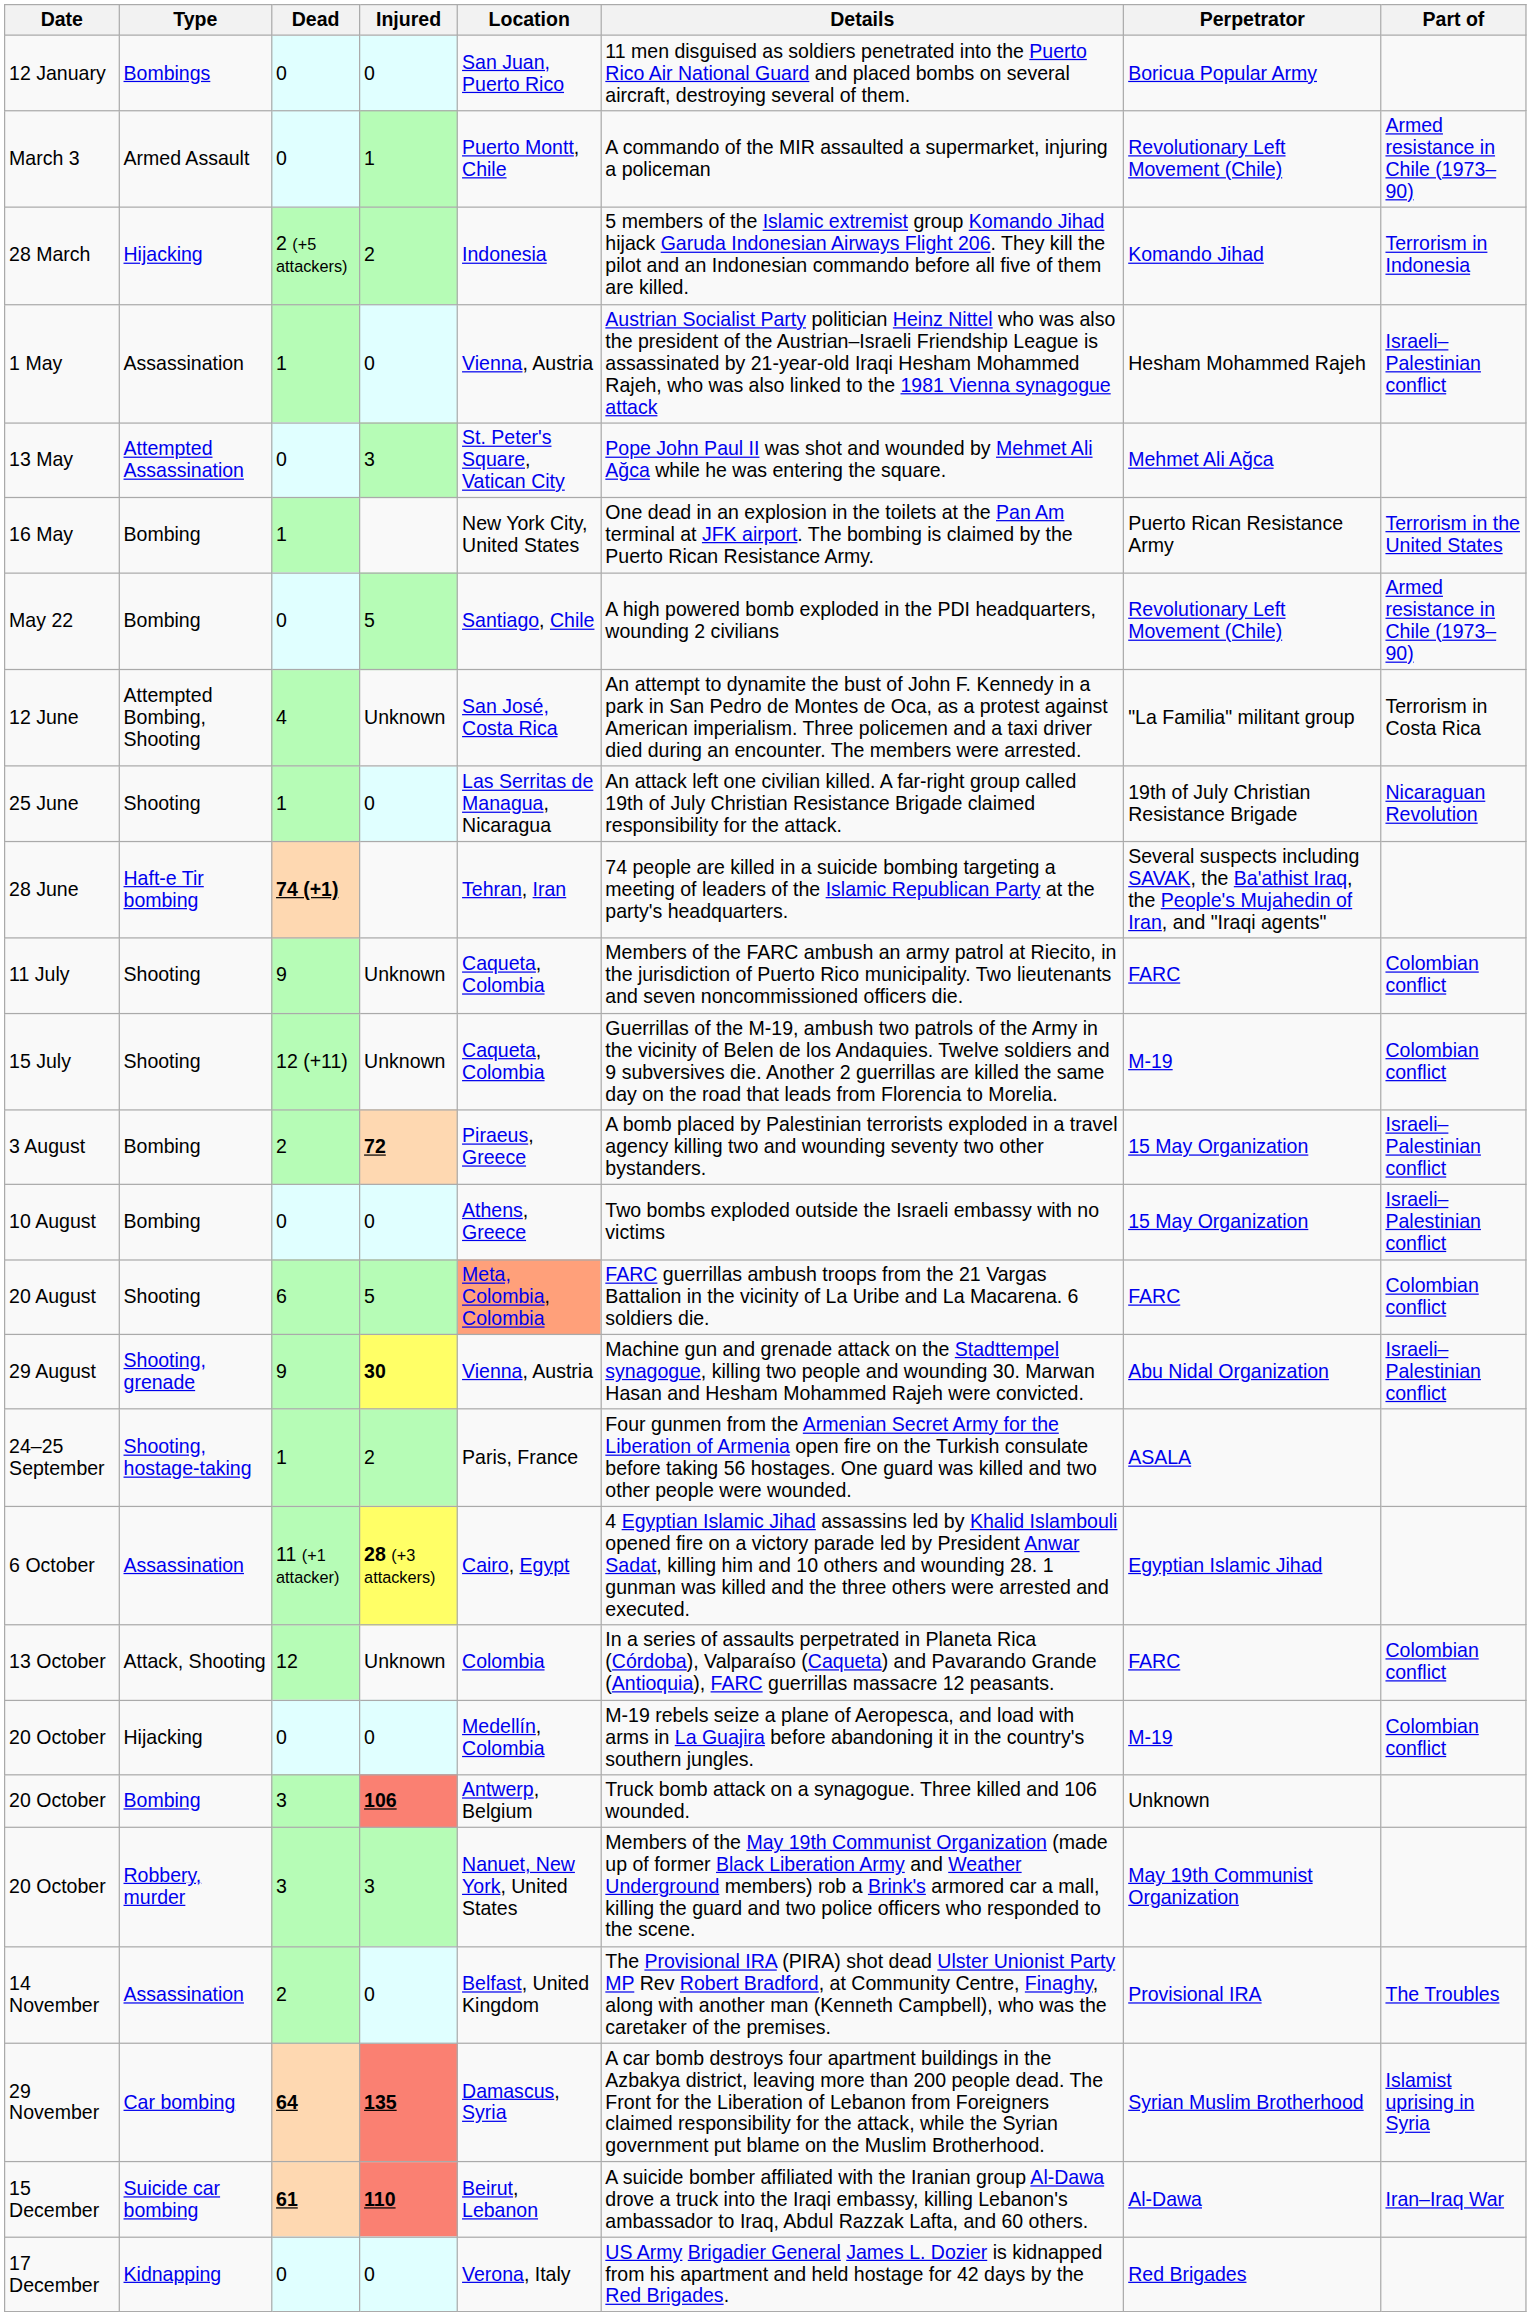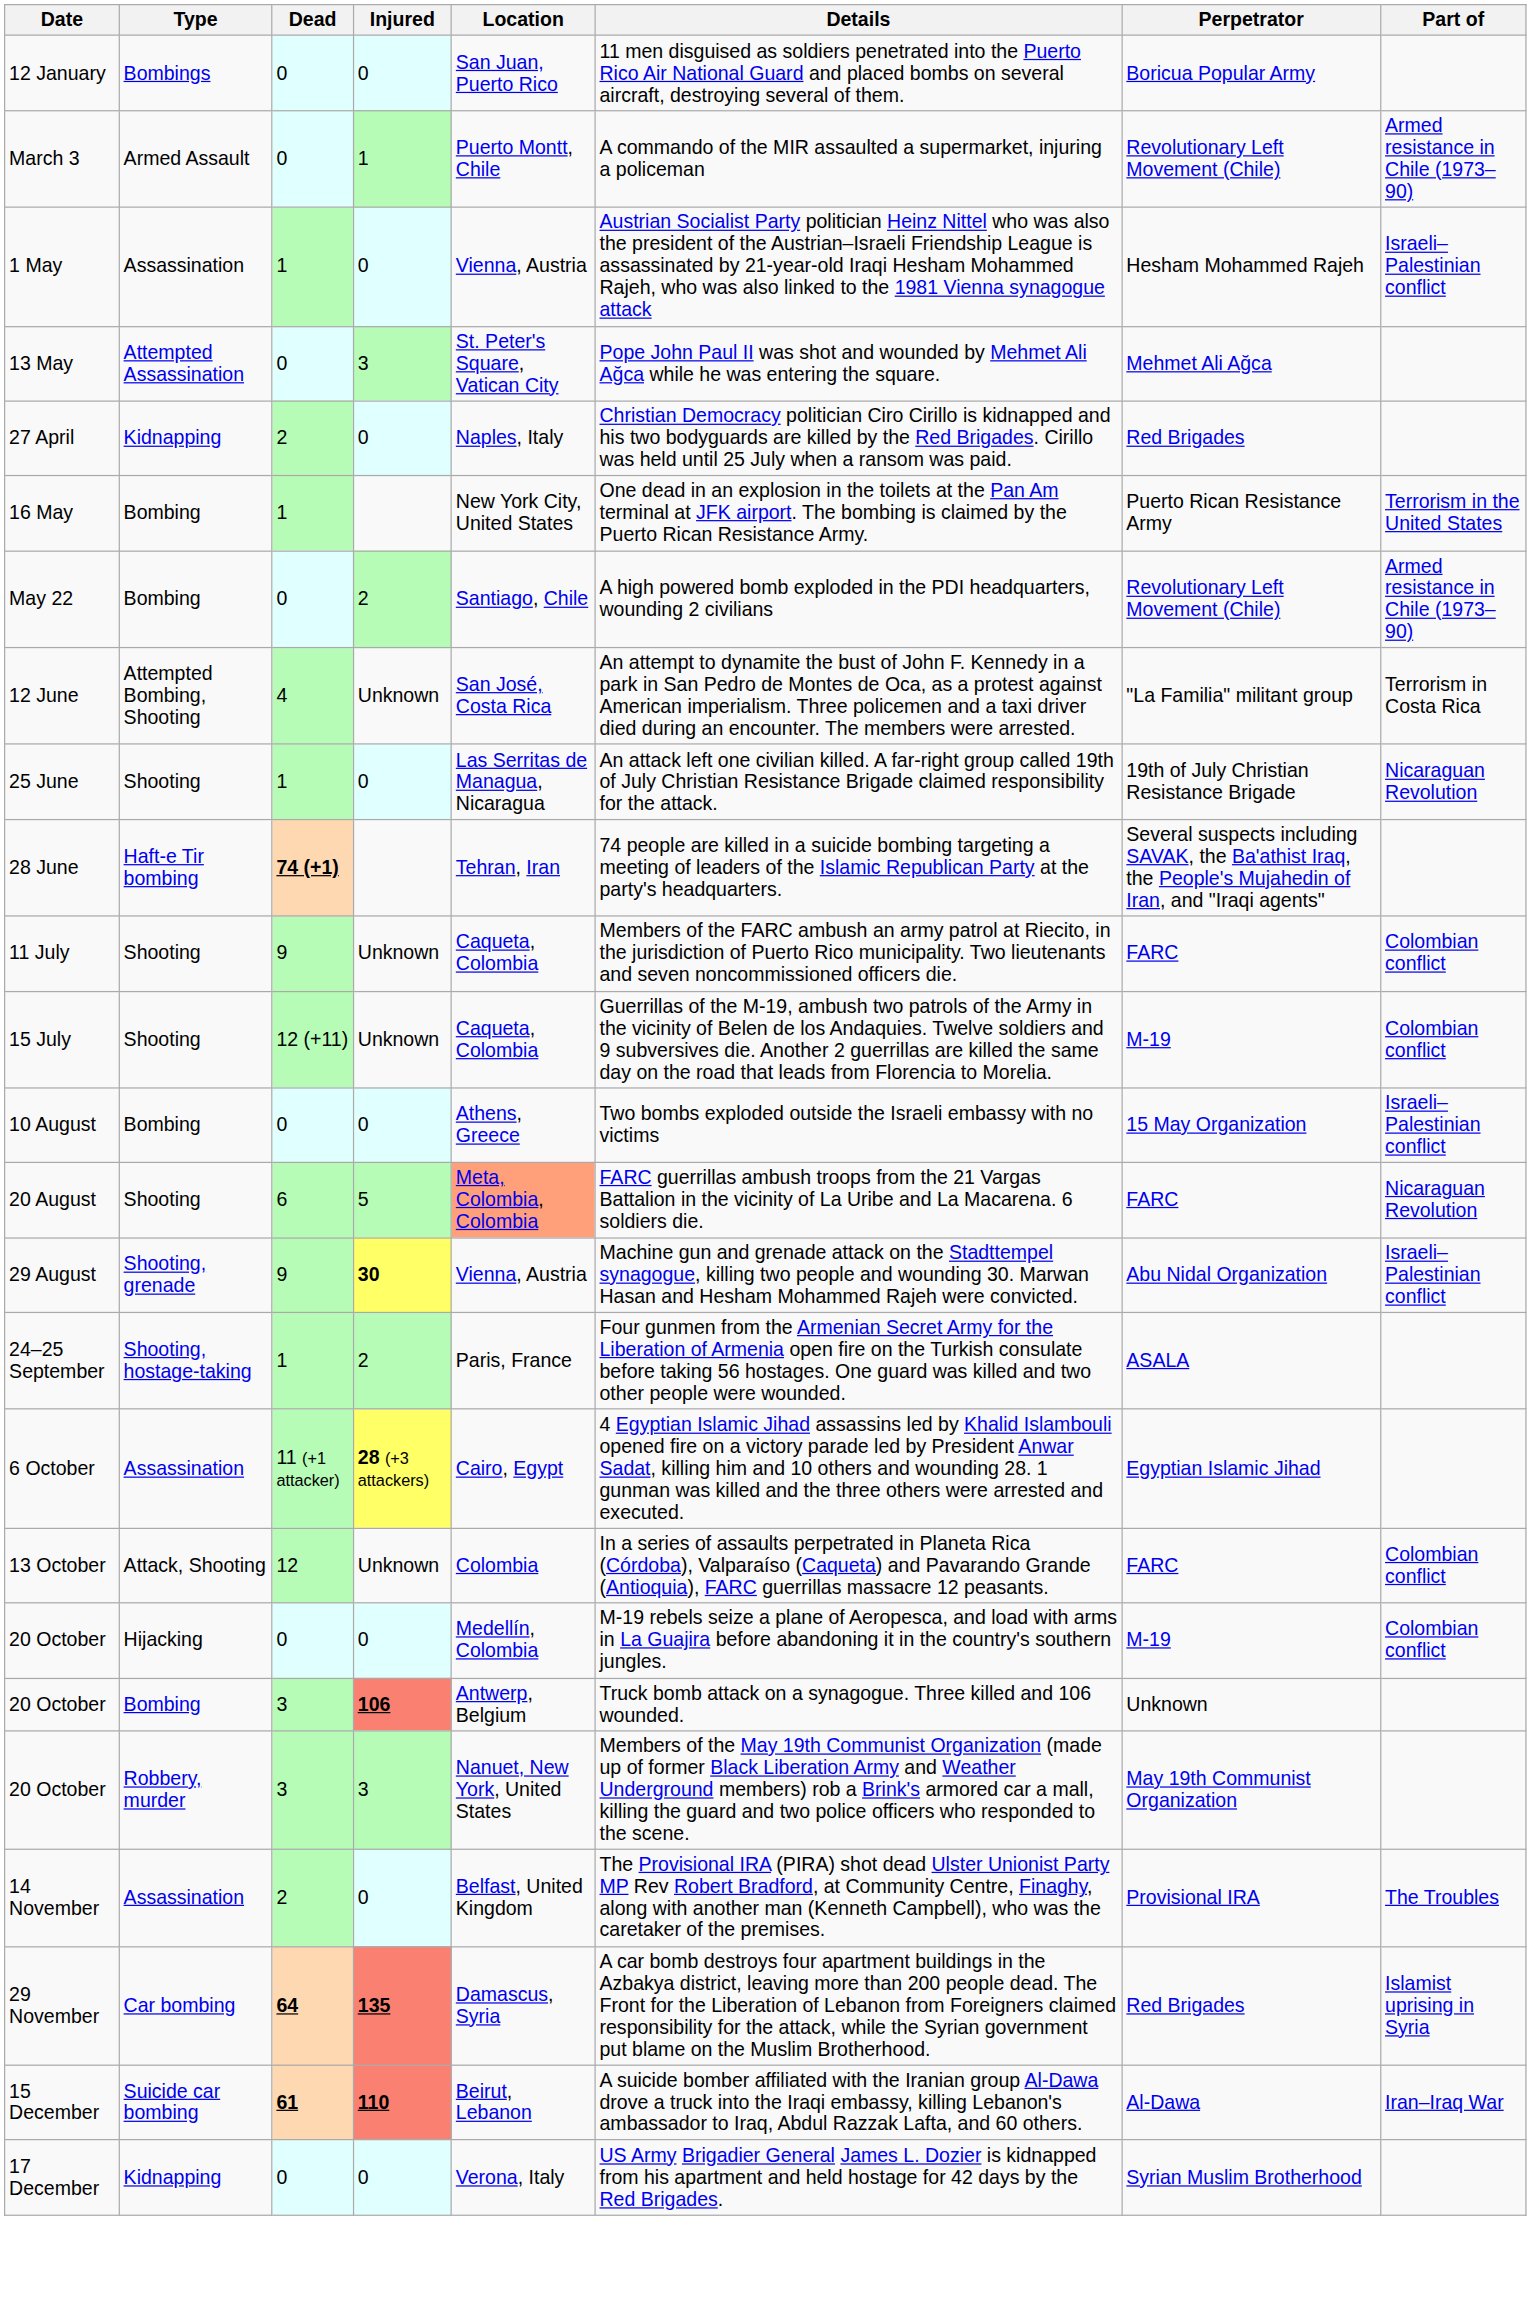- row: (50, 255)
+ row: (42, 438)
(370, 620) 5 -> (363, 599) 2
- row: (47, 1147)
(1432, 1296) Colombian conflict -> (1435, 1200) Nicaraguan Revolution
(1246, 2102) Syrian Muslim Brotherhood -> (1185, 2005) Red Brigades
(1187, 2274) Red Brigades -> (1244, 2177) Syrian Muslim Brotherhood
